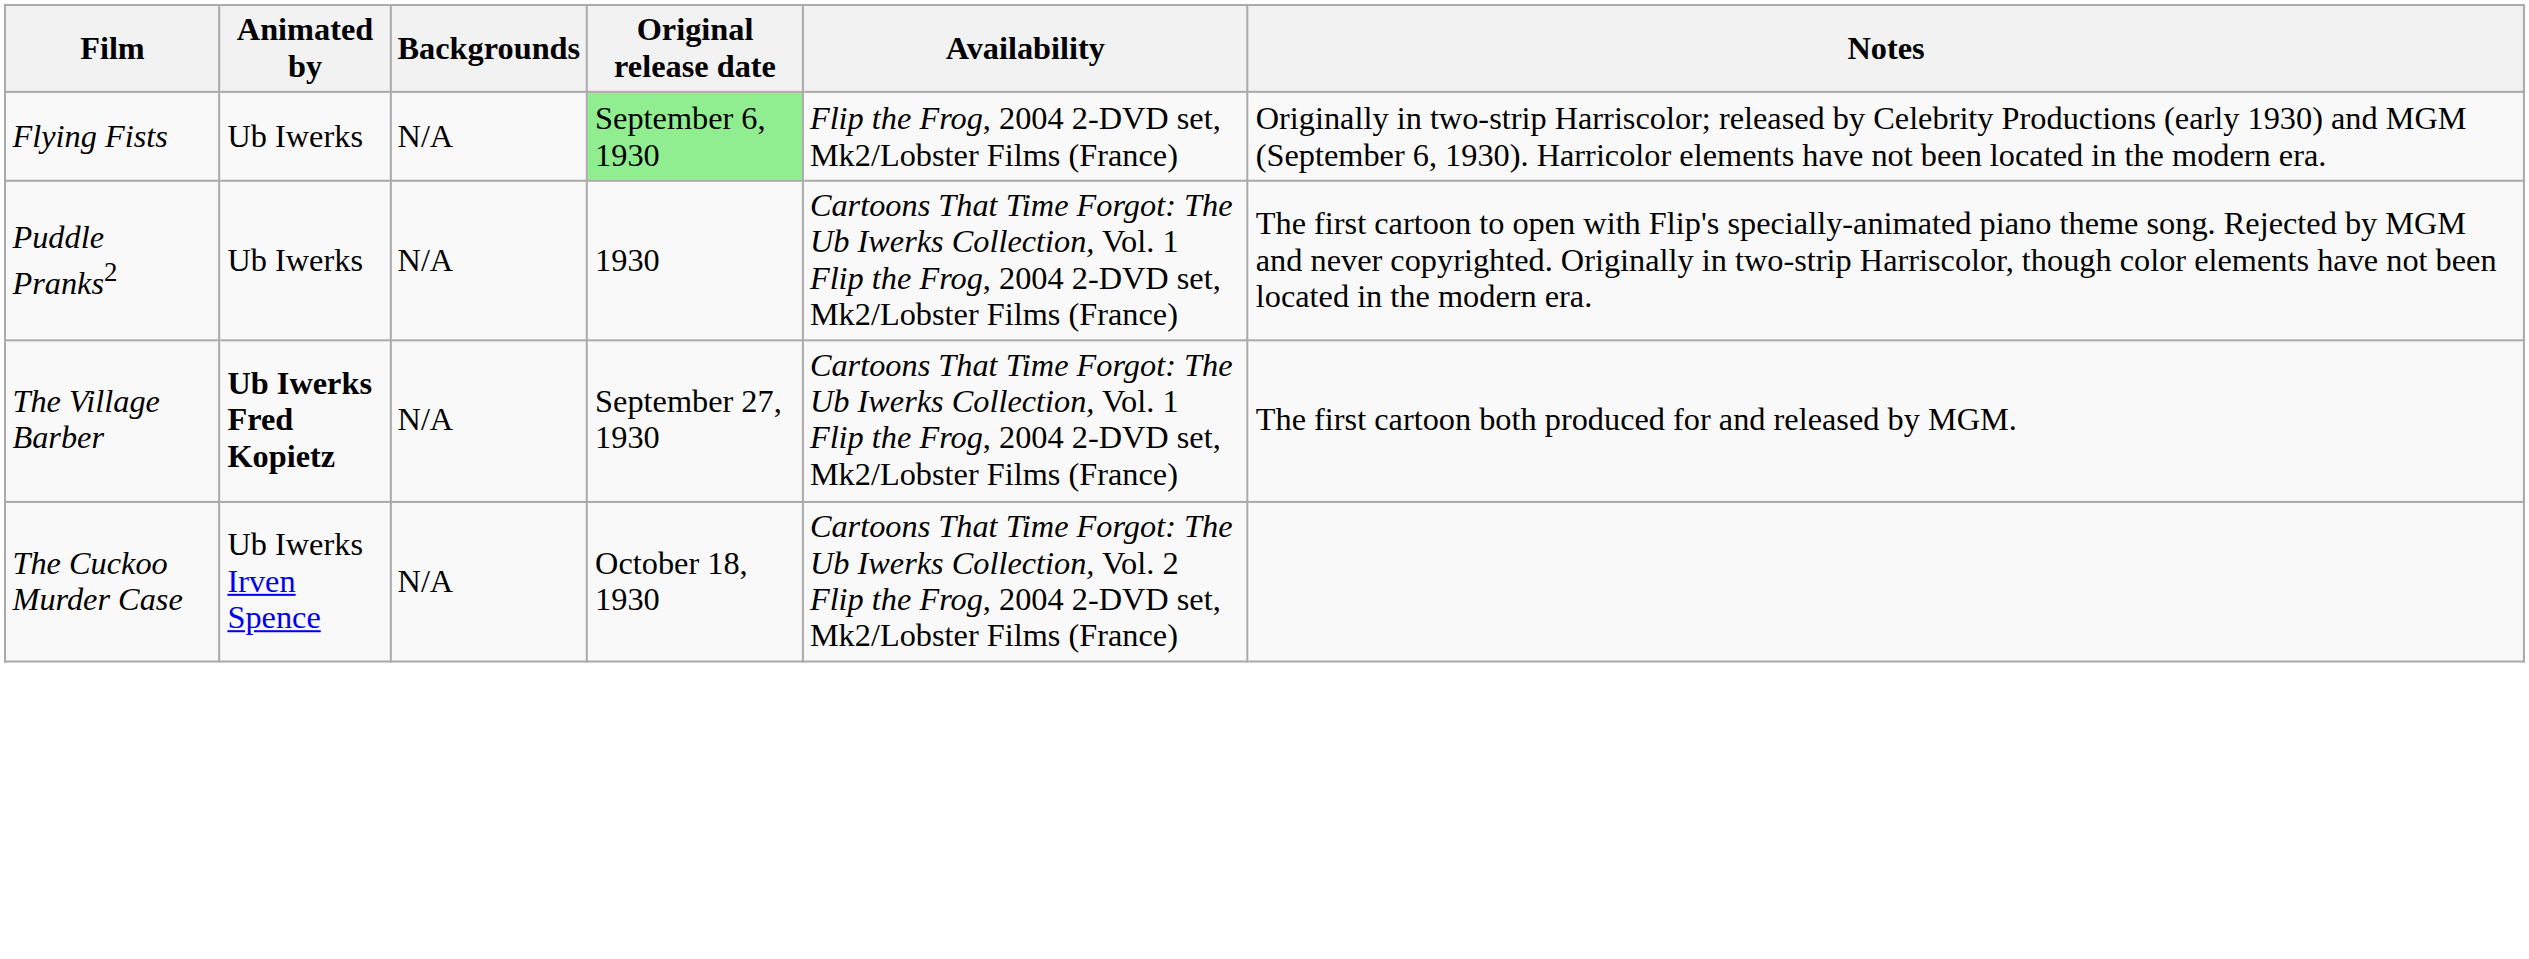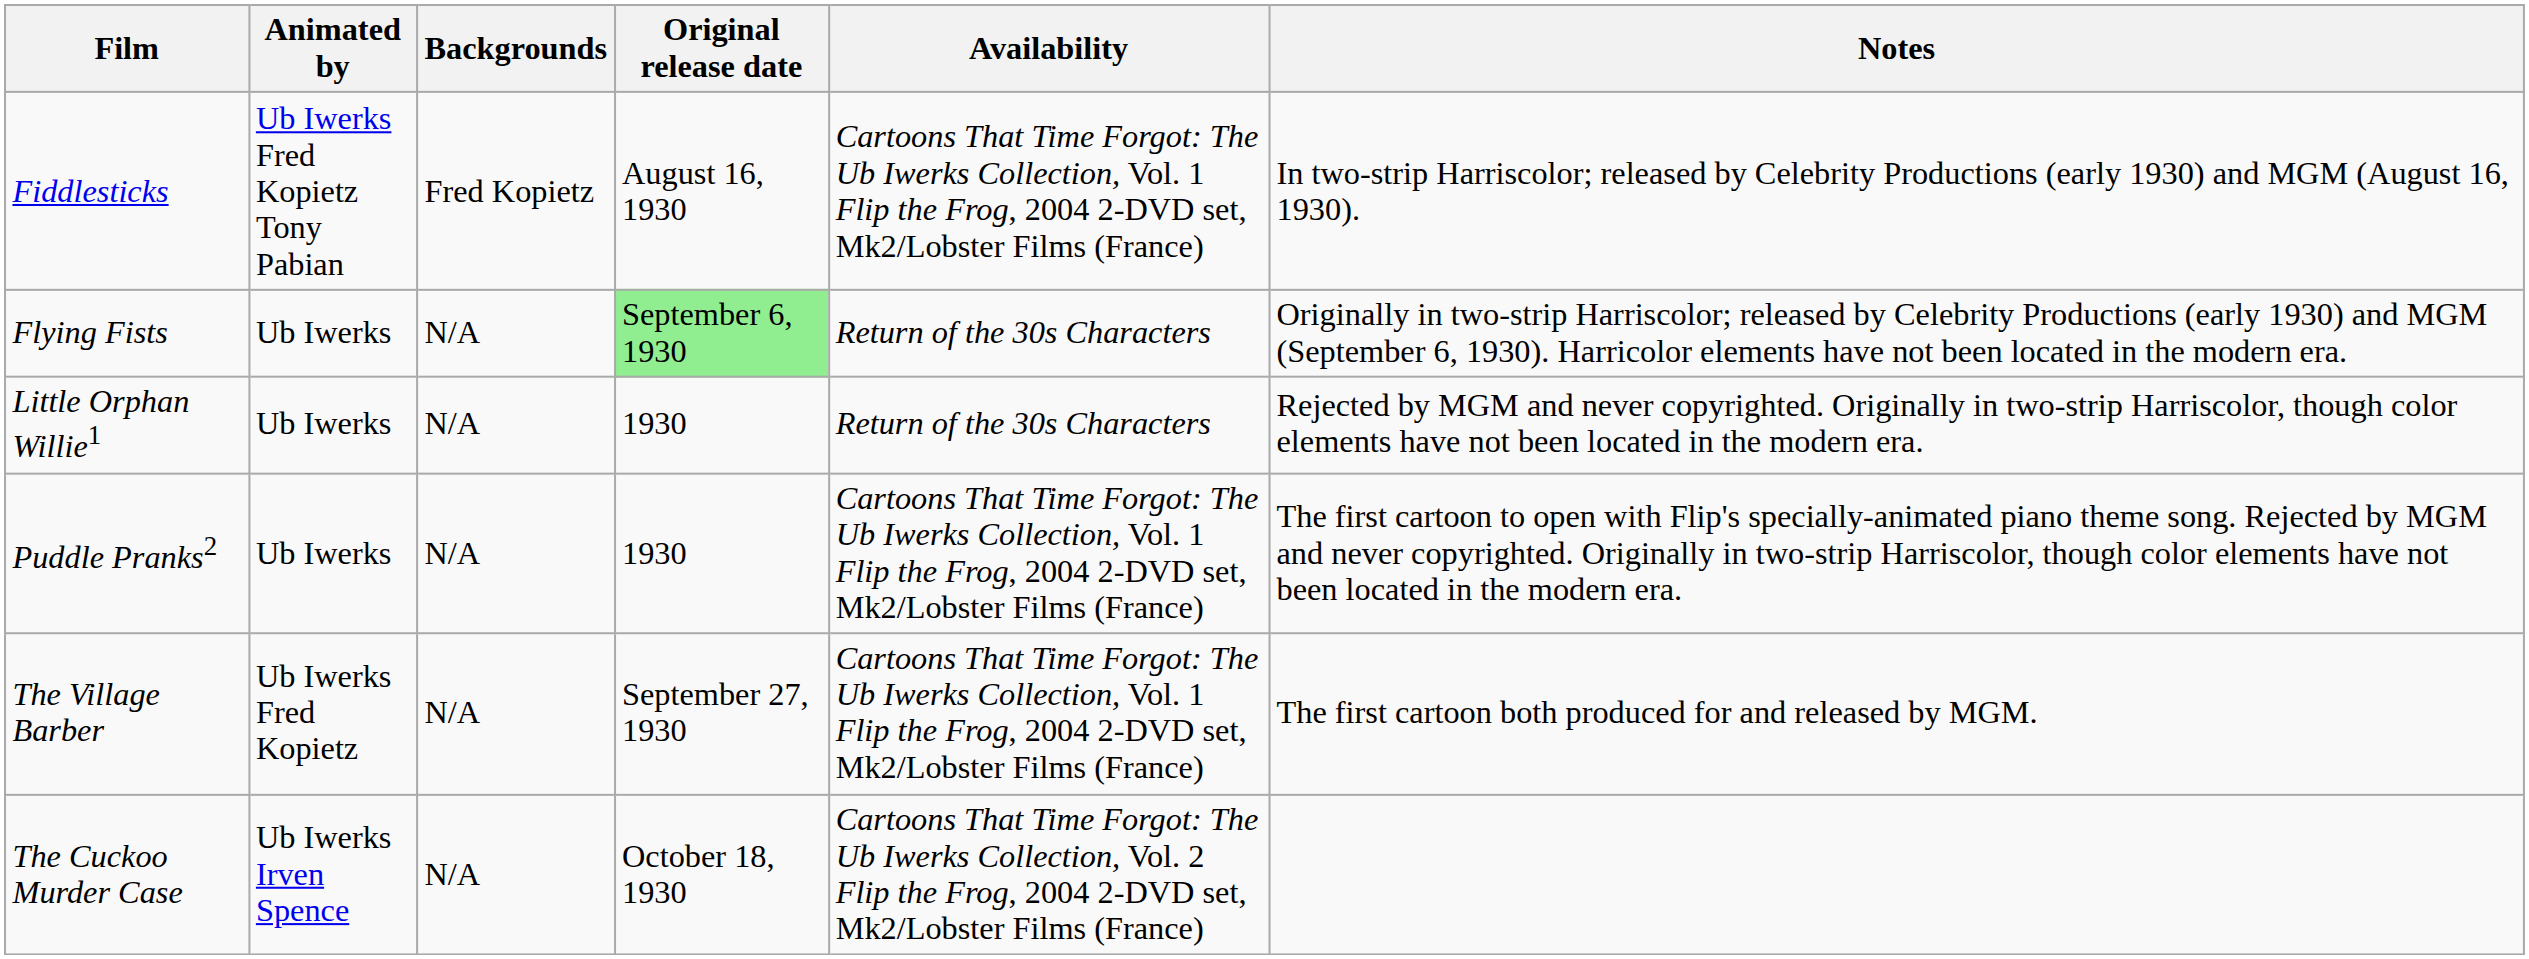+ row: (91, 190)
(1015, 135) Flip the Frog, 2004 2-DVD set, Mk2/Lobster Films (France) -> (1023, 332) Return of the 30s Characters
+ row: (101, 424)
(300, 420) bold -> (324, 713) normal
